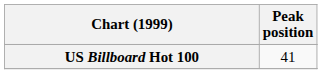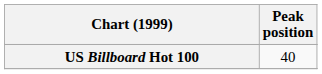(288, 56) 41 -> (288, 56) 40
